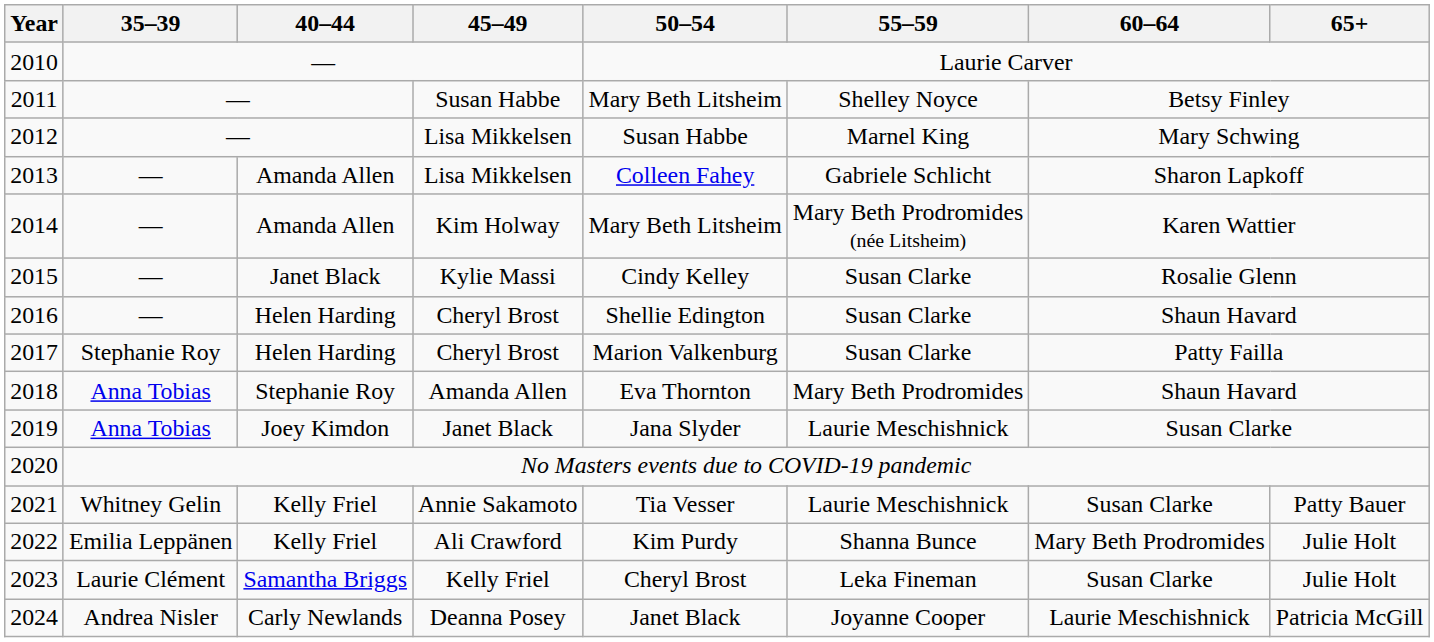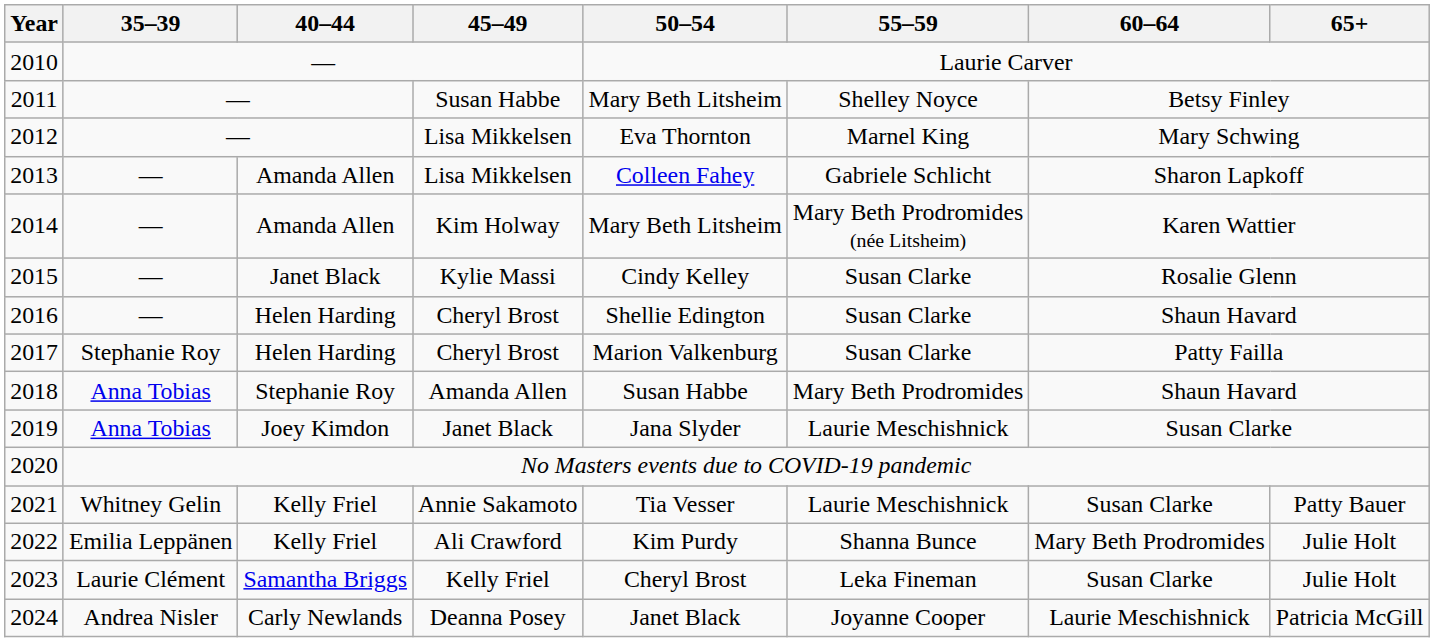(685, 136) Susan Habbe -> (685, 136) Eva Thornton
(685, 390) Eva Thornton -> (685, 390) Susan Habbe
